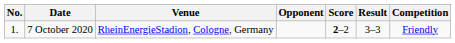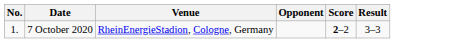- column: (420, 12)
